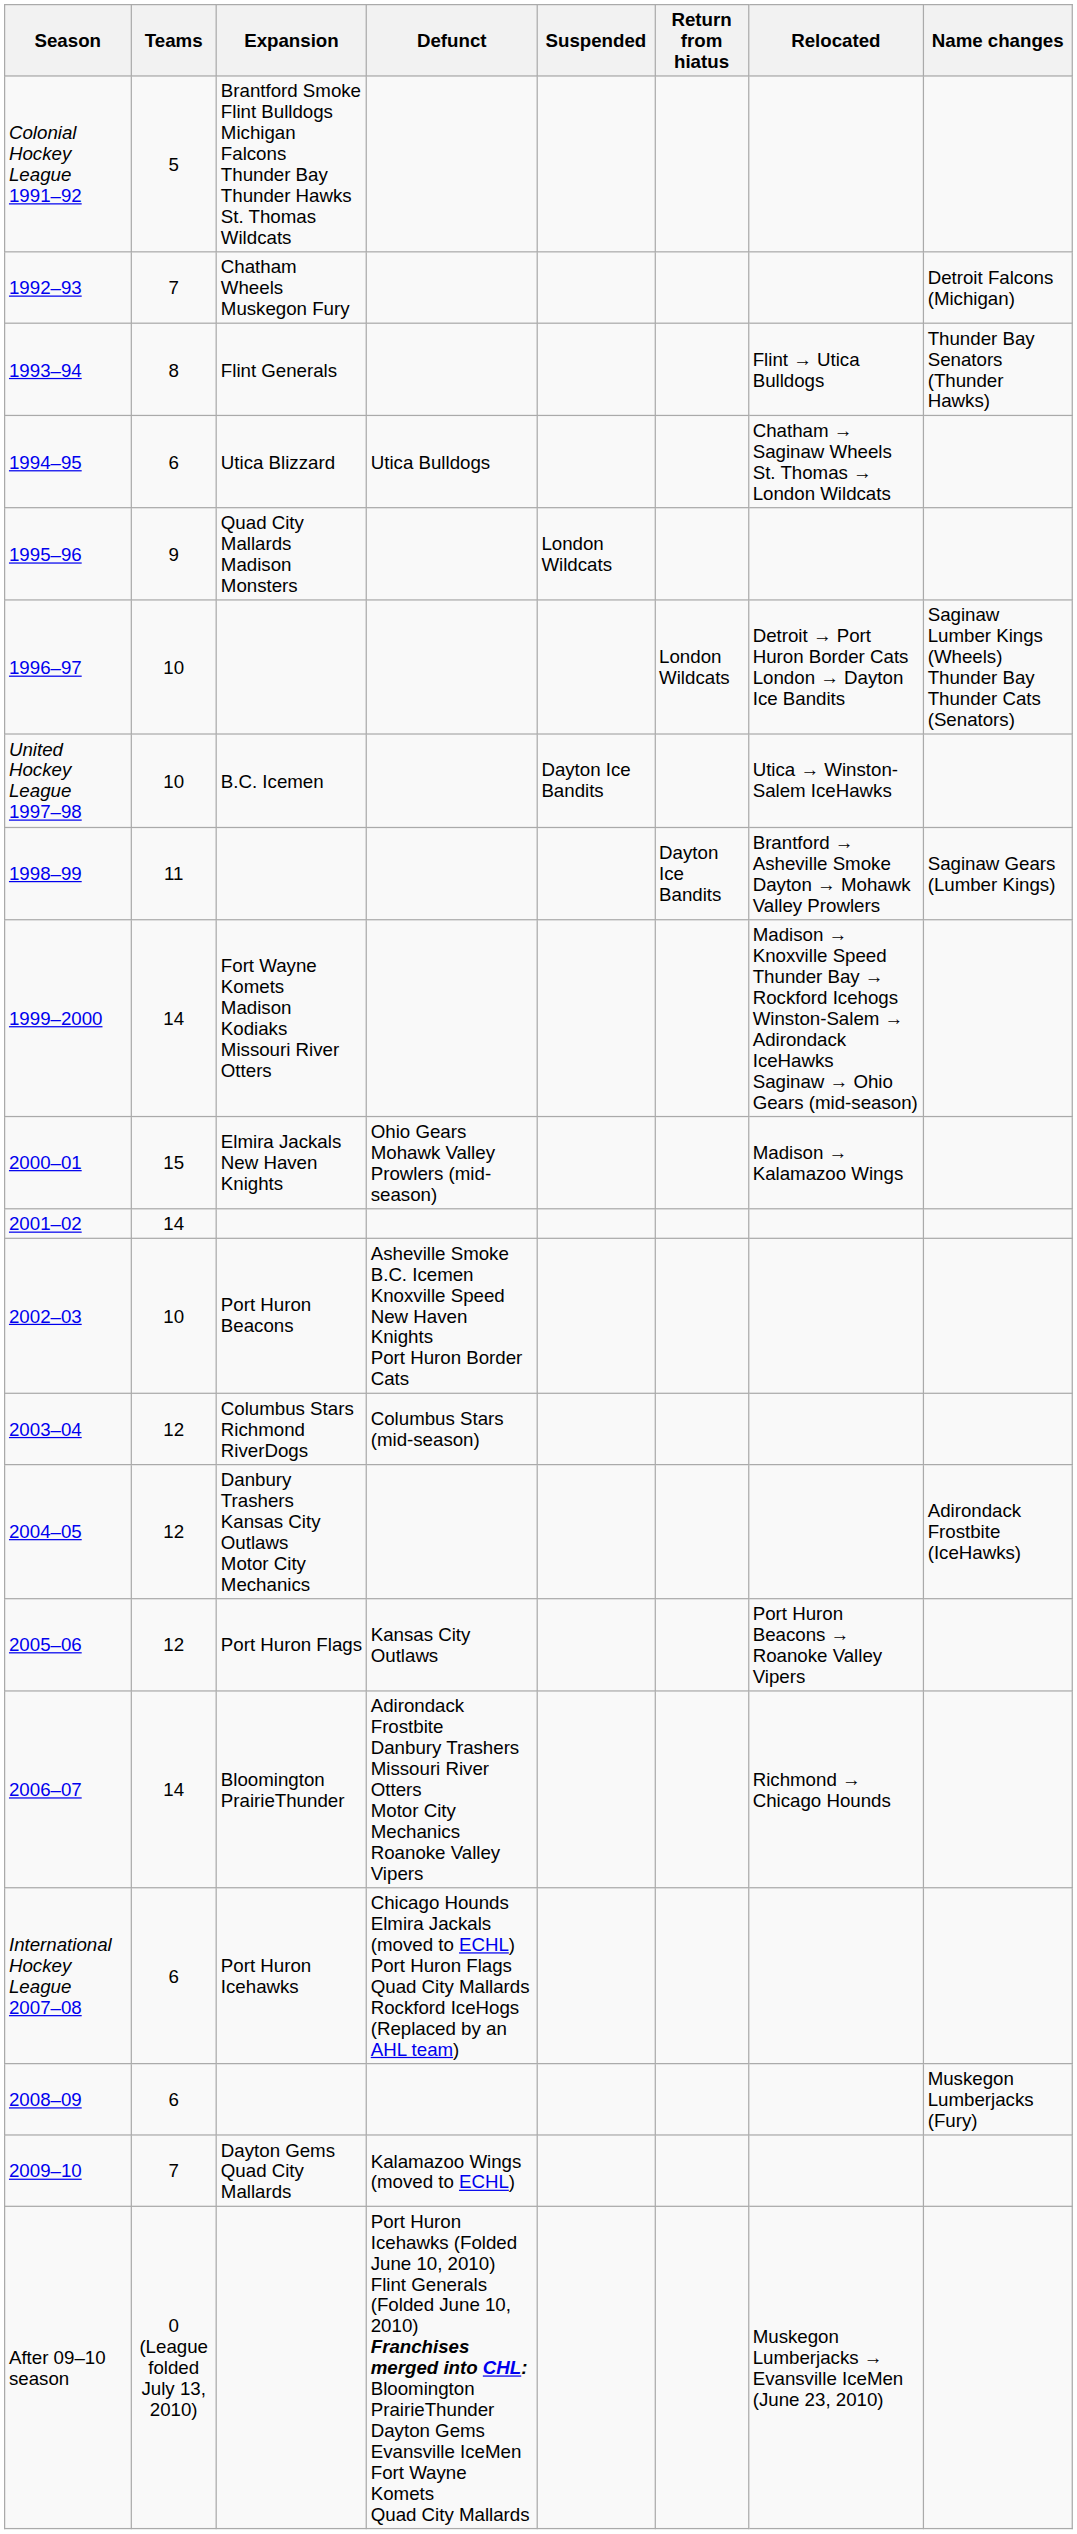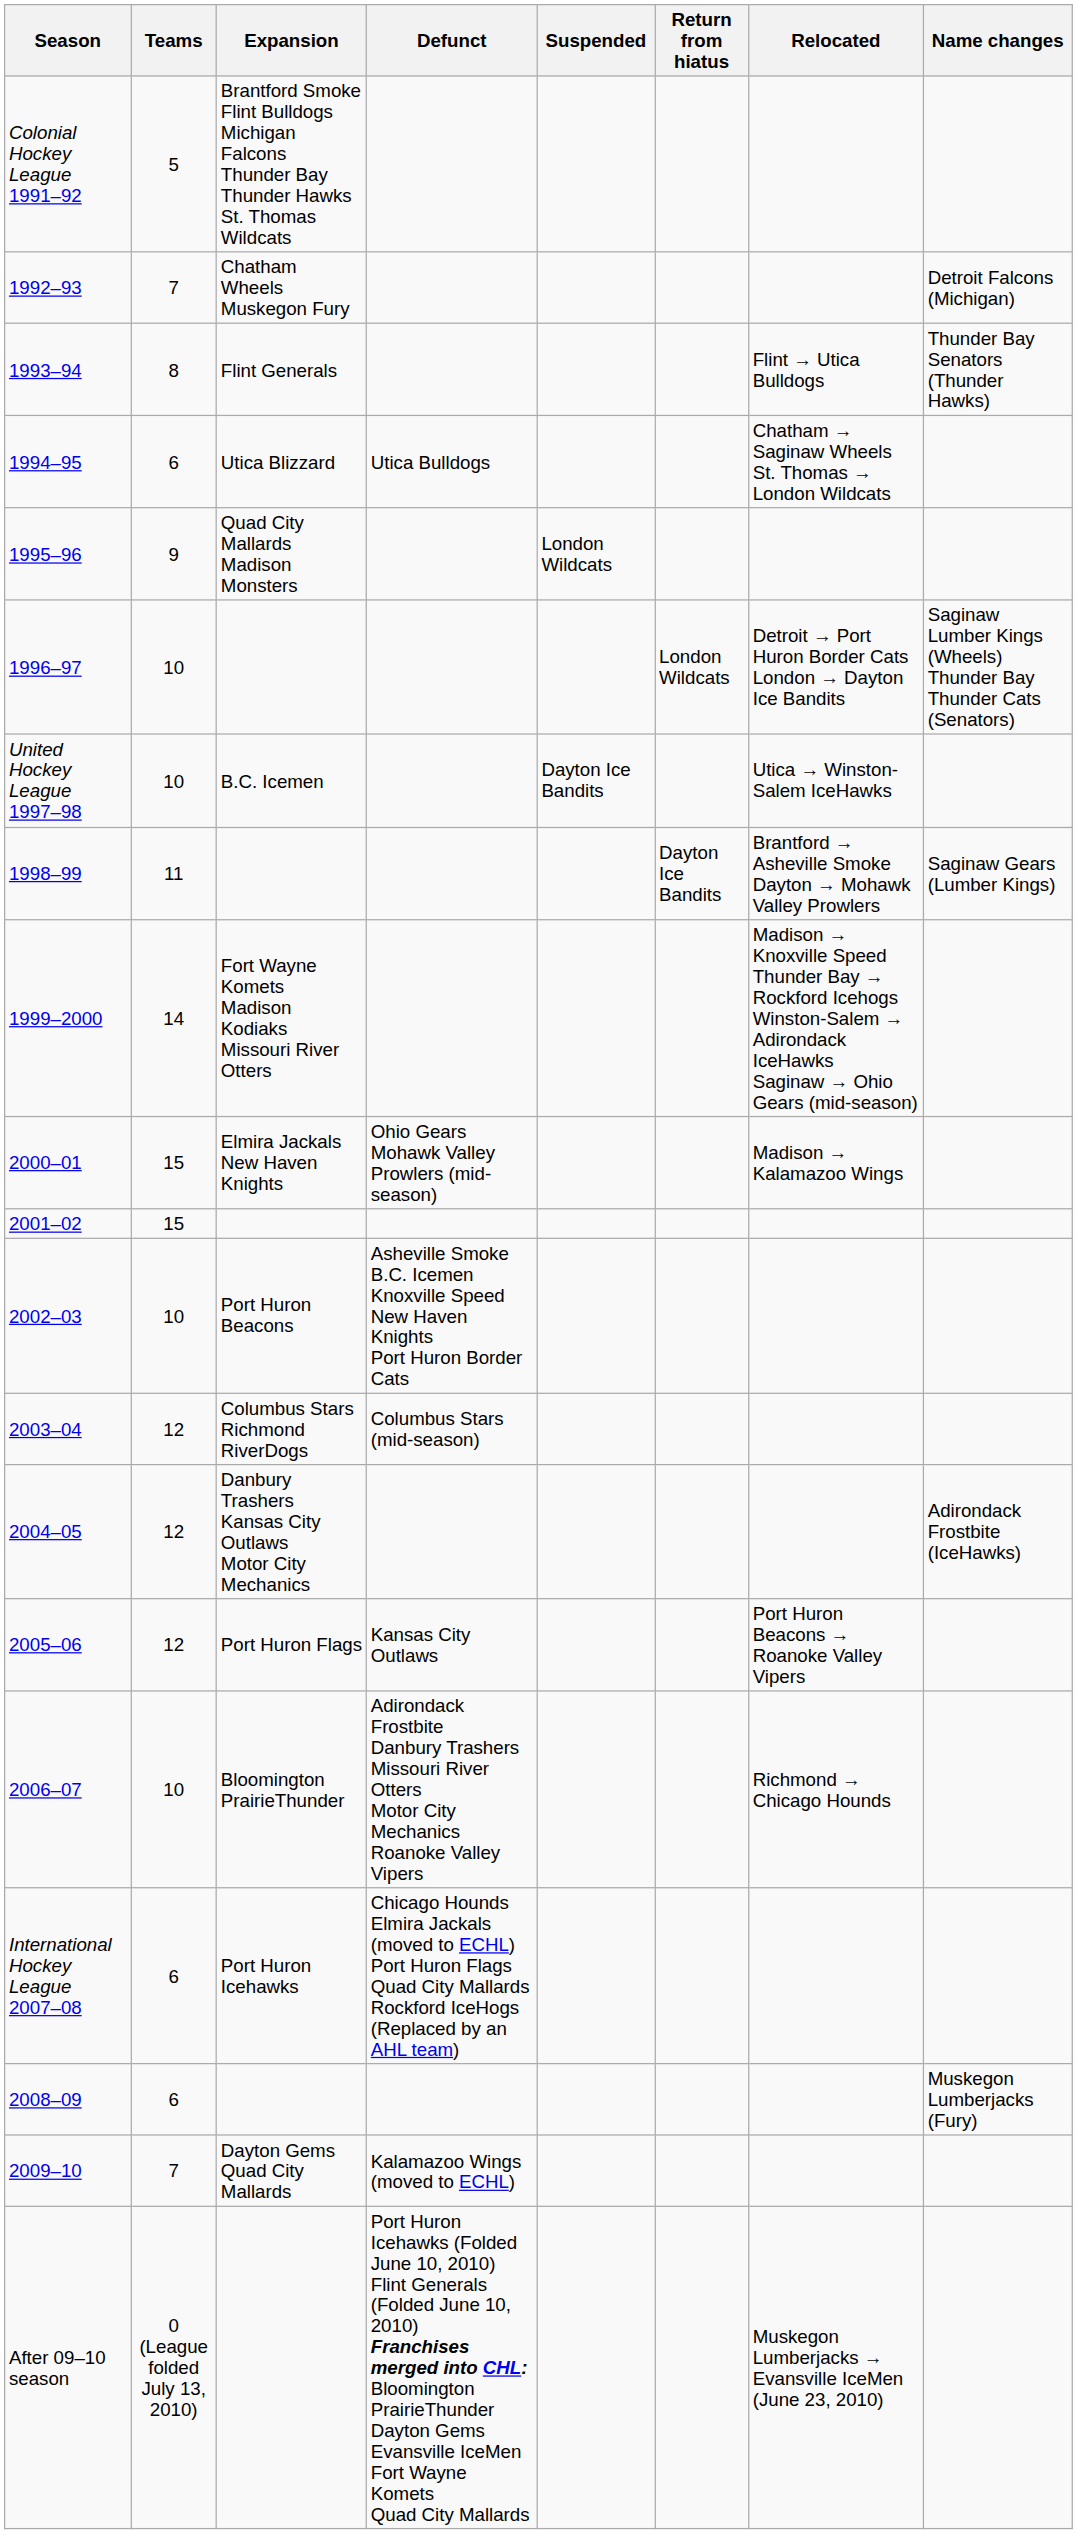(174, 1223) 14 -> (174, 1223) 15
(174, 1790) 14 -> (174, 1790) 10
